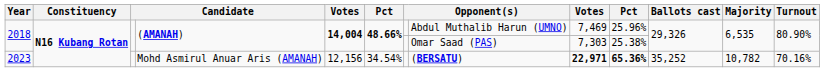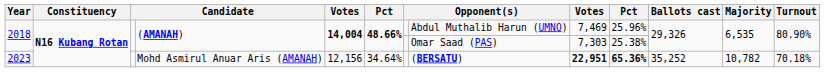(384, 59) 34.54% -> (384, 59) 34.64%
(590, 59) 22,971 -> (590, 59) 22,951
(794, 59) 70.16% -> (794, 59) 70.18%
